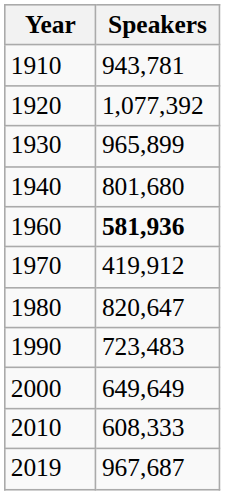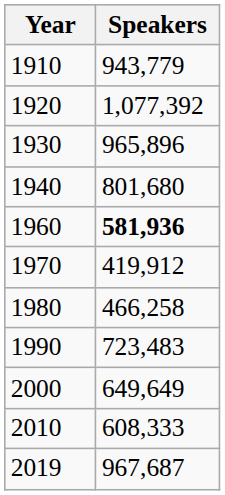(143, 65) 943,781 -> (143, 65) 943,779
(143, 145) 965,899 -> (143, 145) 965,896
(143, 307) 820,647 -> (143, 307) 466,258
